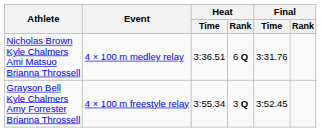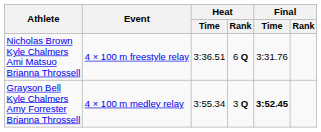(134, 57) 4 × 100 m medley relay -> (137, 57) 4 × 100 m freestyle relay
(137, 104) 4 × 100 m freestyle relay -> (134, 104) 4 × 100 m medley relay
(272, 104) normal -> (272, 104) bold
